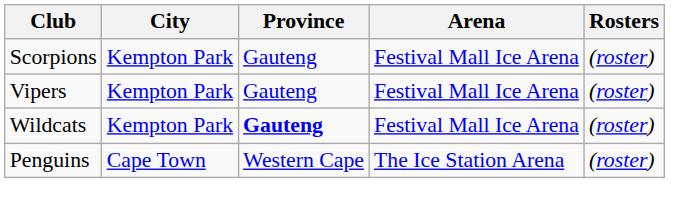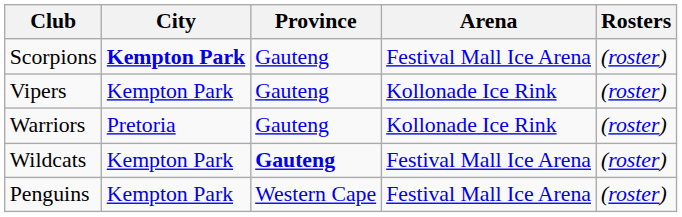(170, 56) normal -> (176, 56) bold
(476, 90) Festival Mall Ice Arena -> (471, 90) Kollonade Ice Rink
+ row: (47, 125)
(156, 159) Cape Town -> (170, 194) Kempton Park
(469, 159) The Ice Station Arena -> (489, 194) Festival Mall Ice Arena
